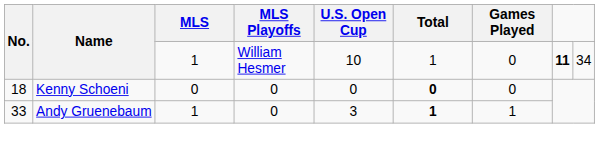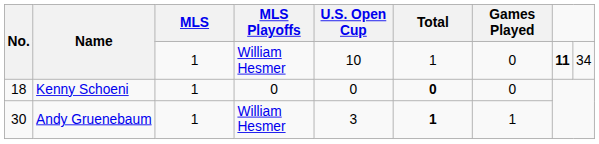(195, 90) 0 -> (195, 90) 1
(19, 111) 33 -> (19, 119) 30
(274, 111) 0 -> (261, 119) William Hesmer
